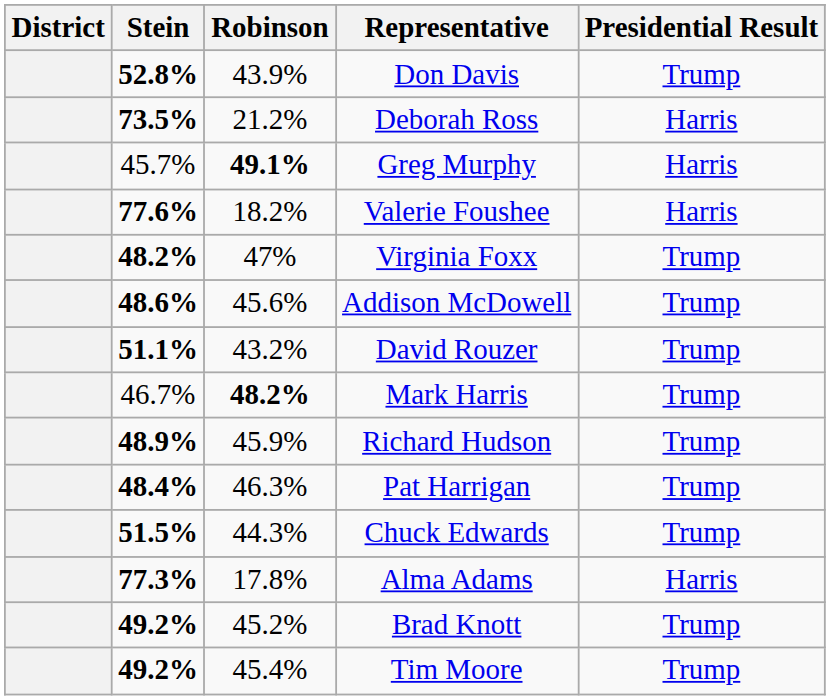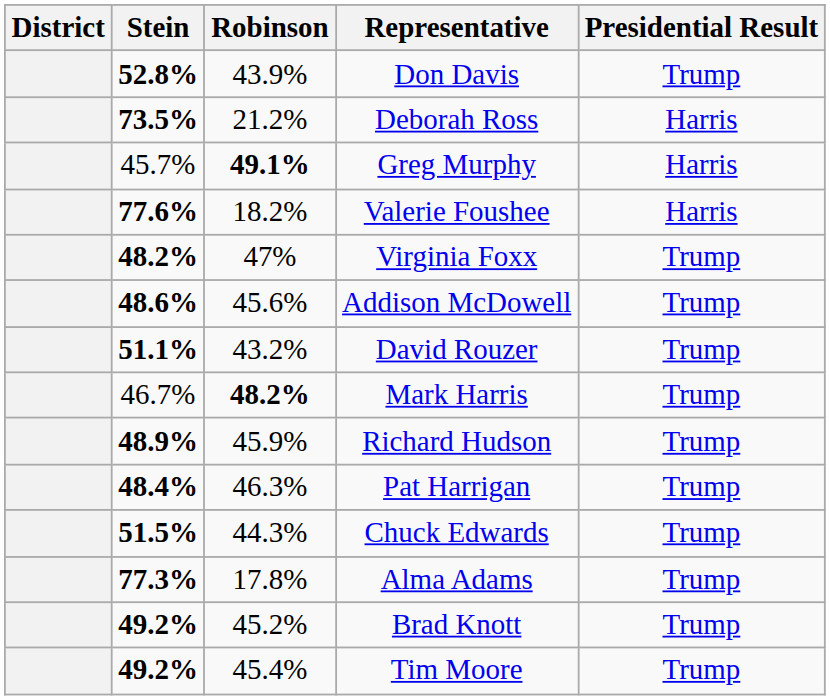(701, 578) Harris -> (701, 578) Trump
